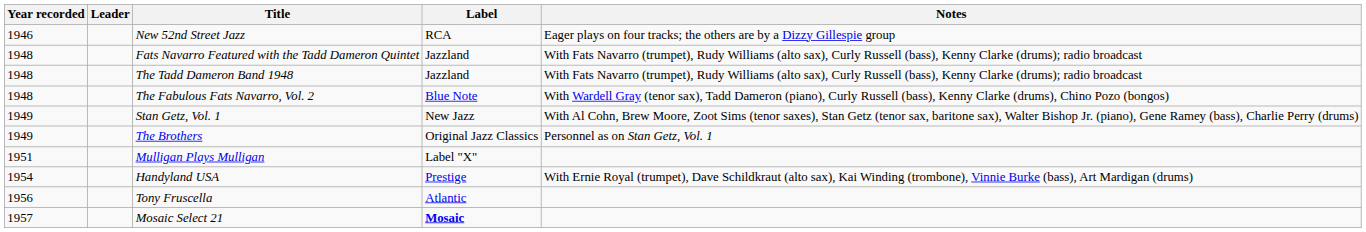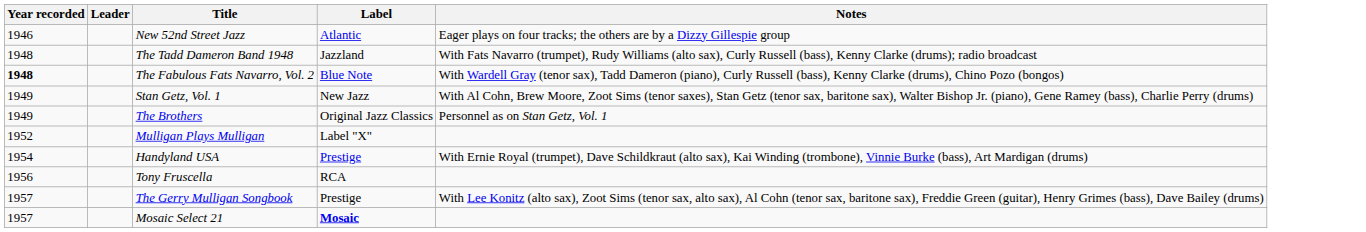(438, 34) RCA -> (341, 34) Atlantic
- row: (277, 55)
(20, 95) normal -> (20, 75) bold
(20, 156) 1951 -> (20, 136) 1952
(446, 197) Atlantic -> (333, 177) RCA
+ row: (214, 197)
